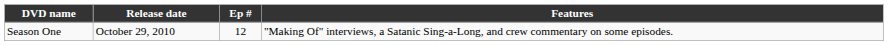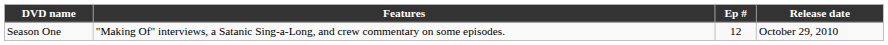columns swapped: (156, 13) <-> (572, 13)
